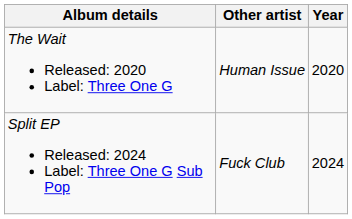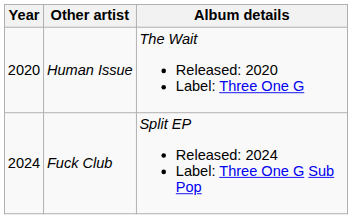columns swapped: (328, 16) <-> (110, 16)
